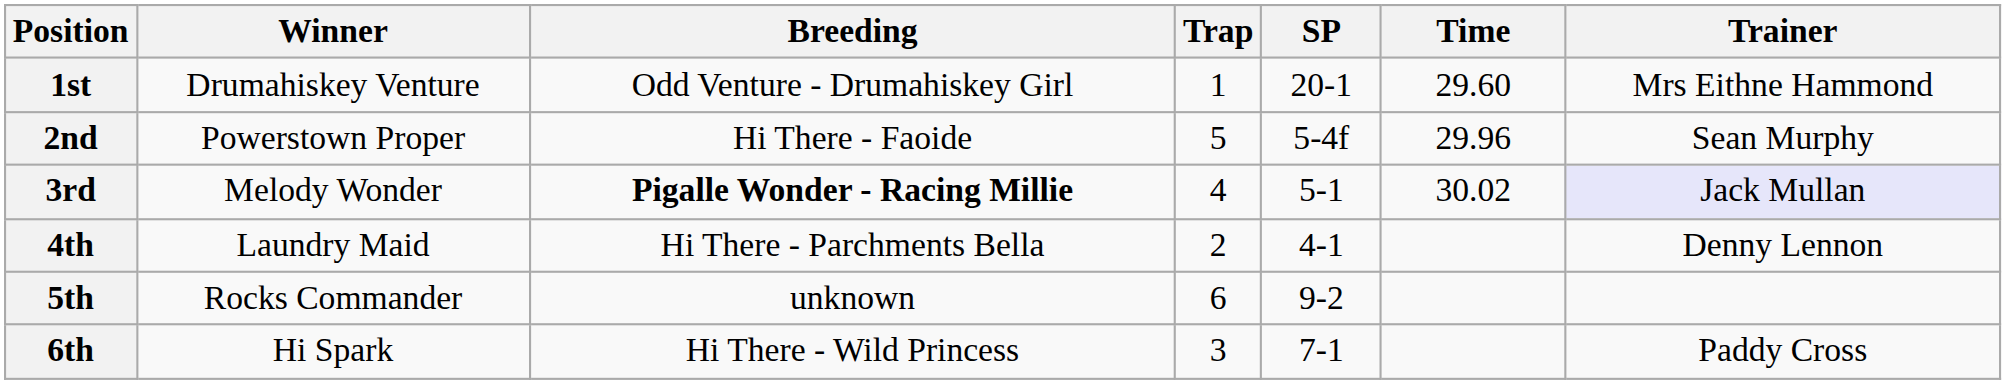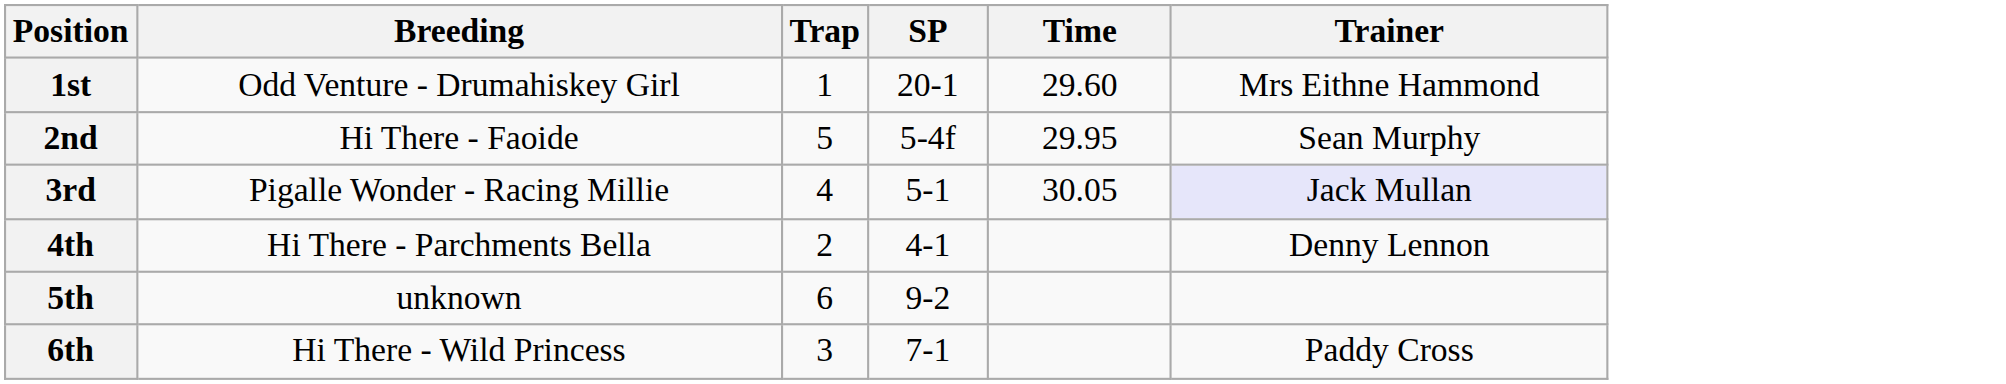- column: (333, 31)
(1473, 137) 29.96 -> (1080, 137) 29.95
(853, 191) bold -> (459, 191) normal
(1473, 191) 30.02 -> (1080, 191) 30.05
